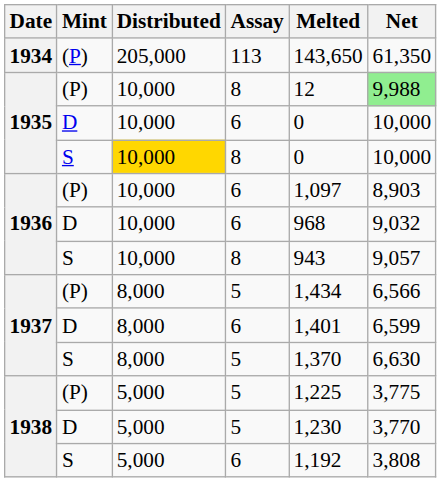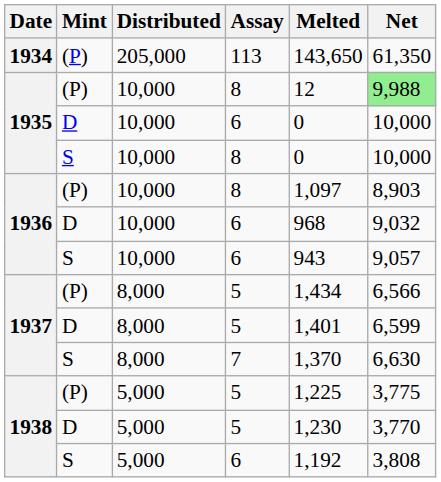(146, 156) gold background -> (146, 156) no background
(236, 190) 6 -> (236, 190) 8
(236, 257) 8 -> (236, 257) 6
(236, 325) 6 -> (236, 325) 5
(236, 358) 5 -> (236, 358) 7
